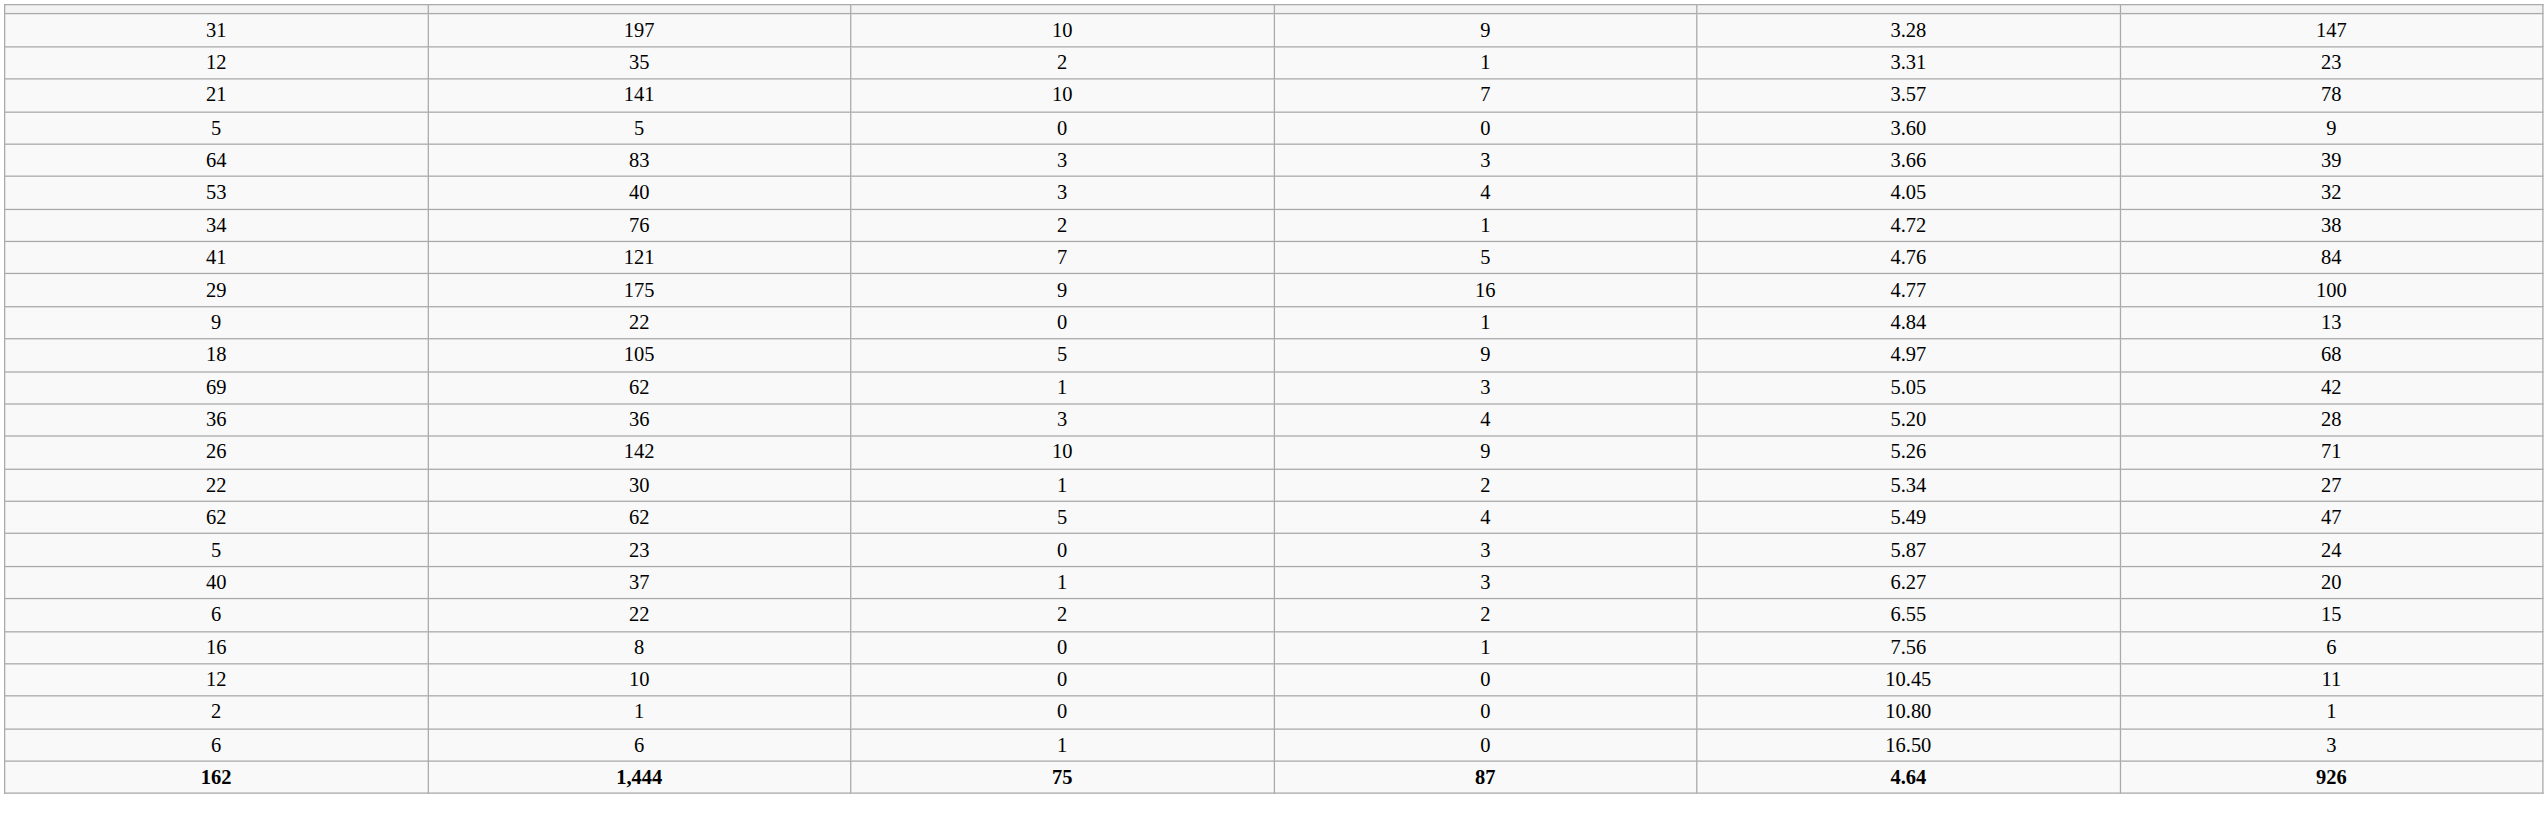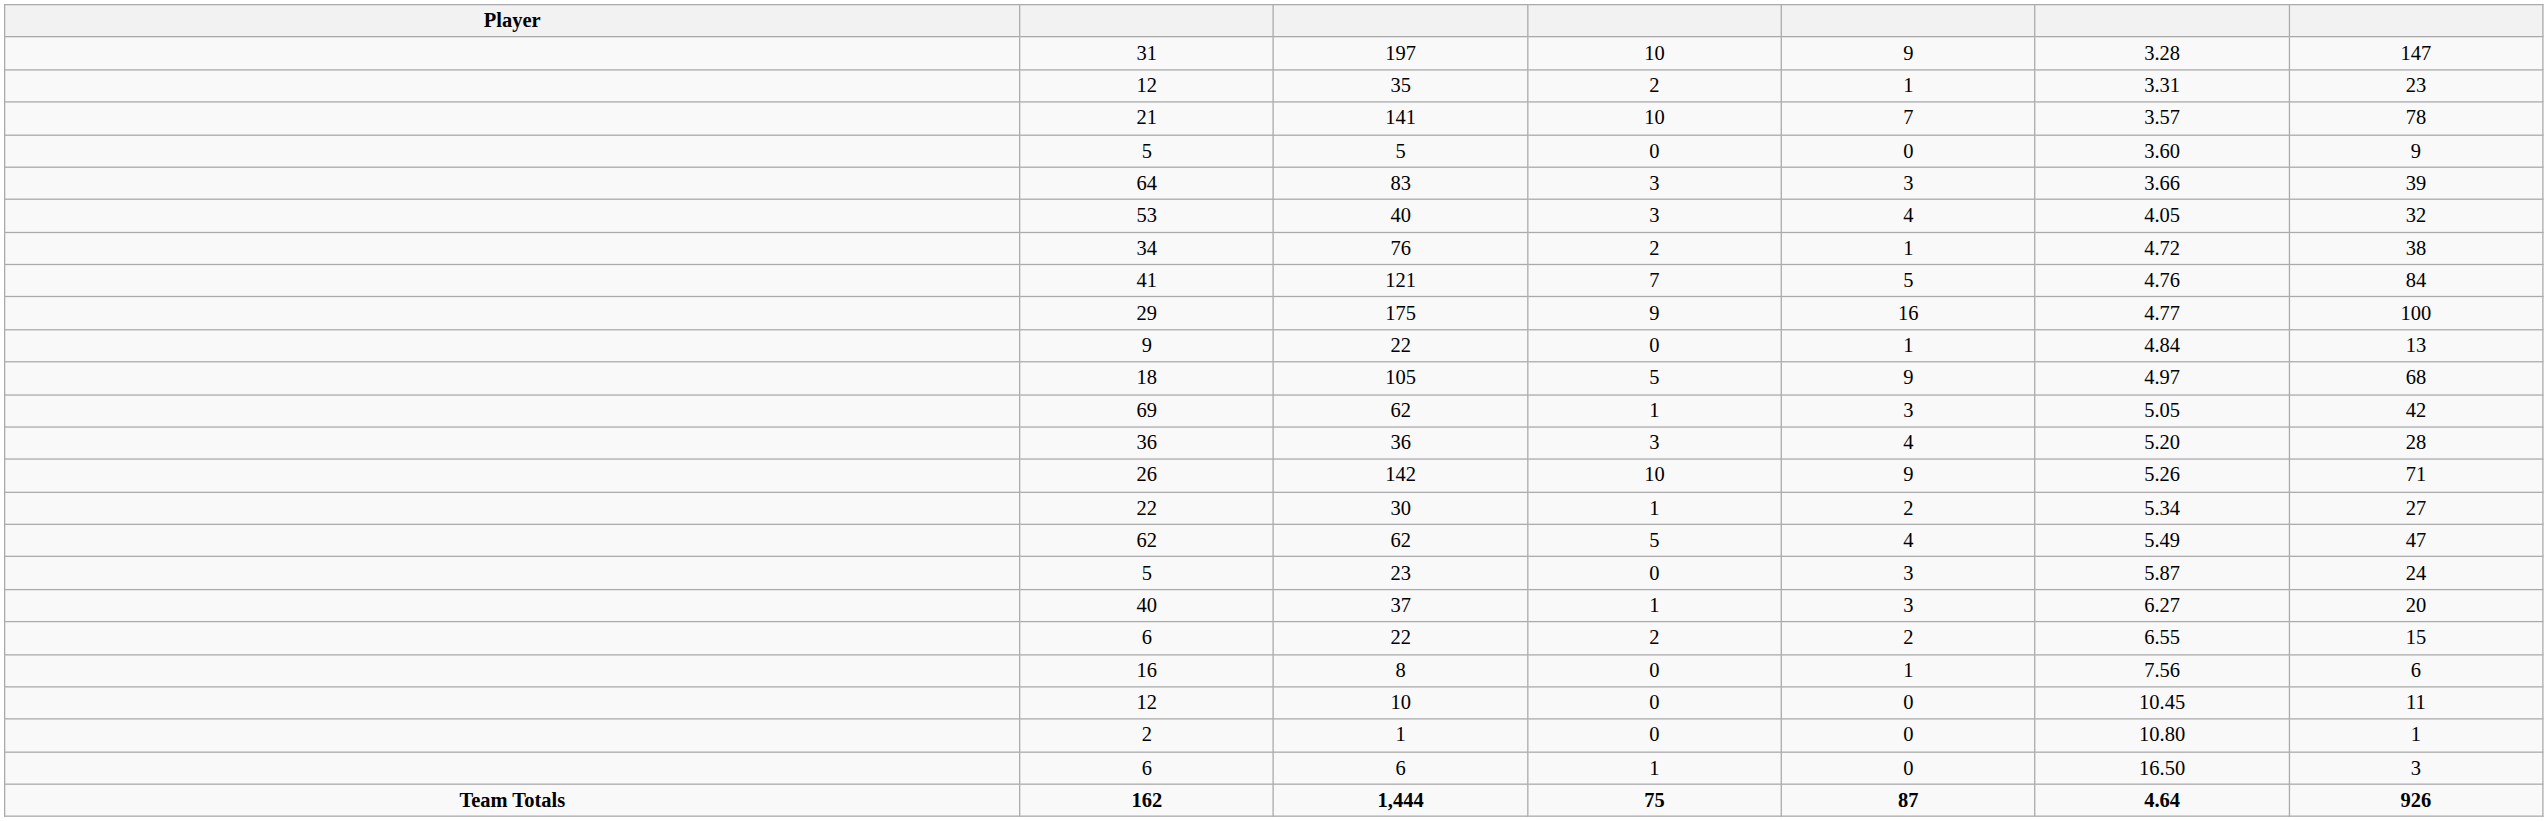+ column: (512, 20)
